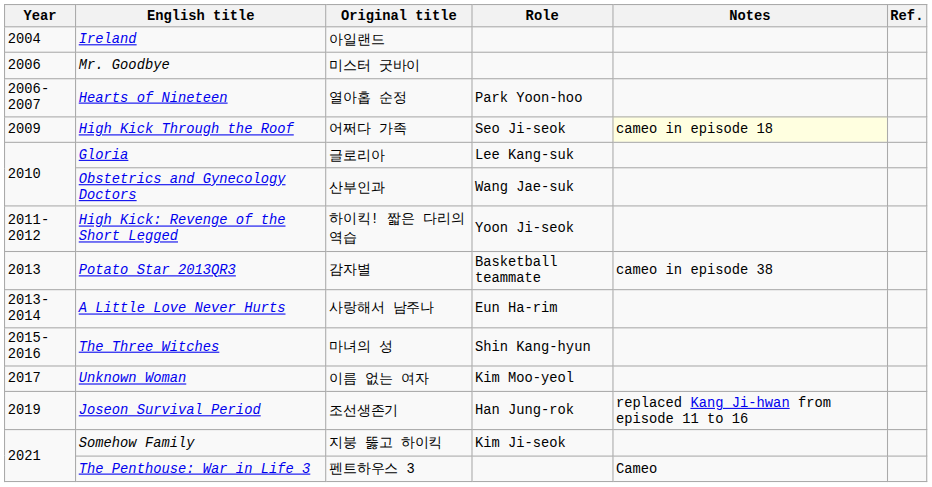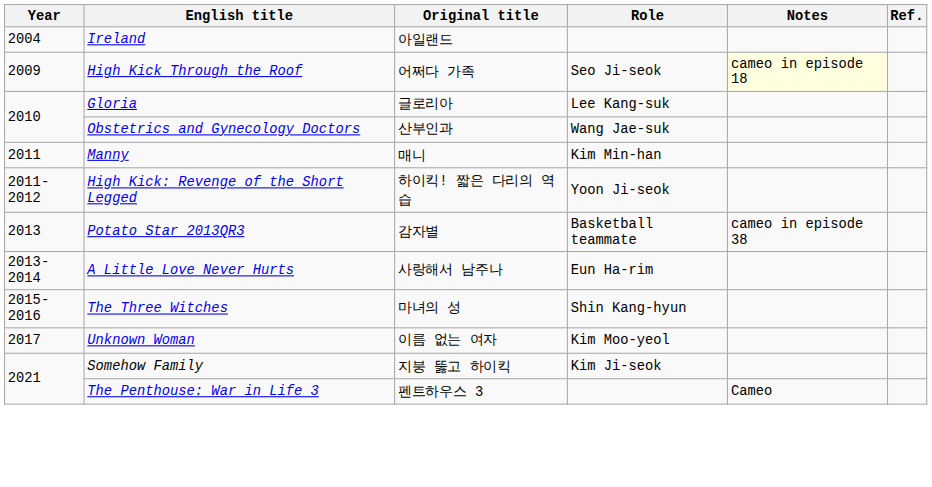- row: (124, 65)
- row: (153, 97)
+ row: (108, 155)
- row: (170, 411)
